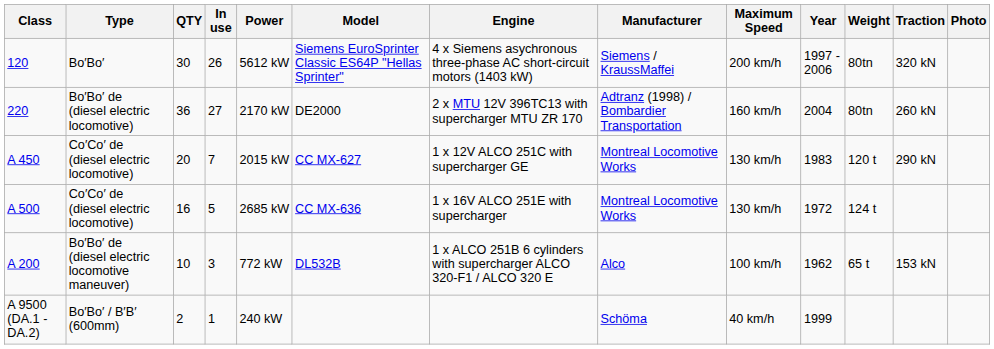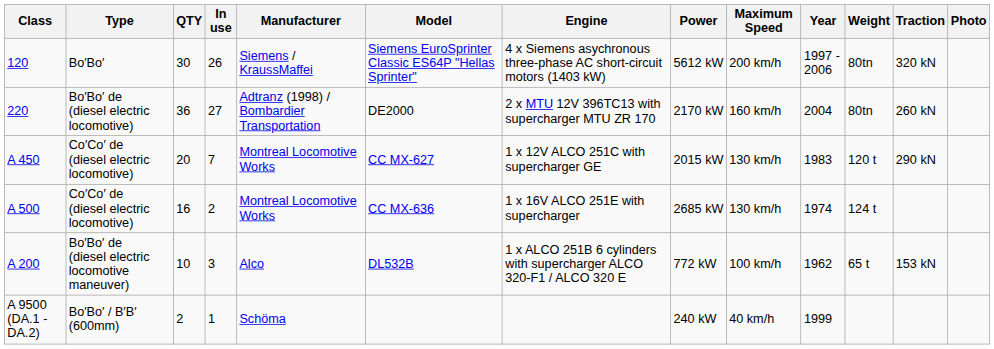columns swapped: (662, 21) <-> (264, 21)
(212, 208) 5 -> (212, 208) 2
(818, 208) 1972 -> (818, 208) 1974
